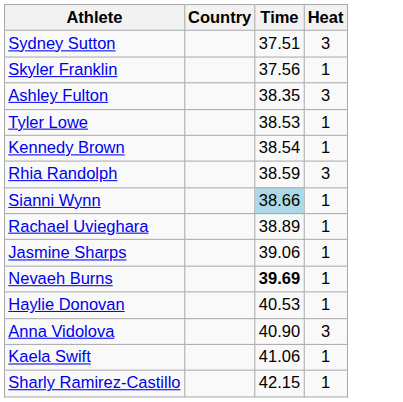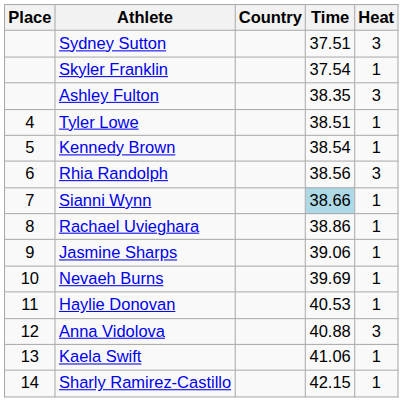+ column: (30, 17)
(279, 69) 37.56 -> (330, 69) 37.54
(279, 122) 38.53 -> (330, 122) 38.51
(279, 174) 38.59 -> (330, 174) 38.56
(279, 226) 38.89 -> (330, 226) 38.86
(279, 278) bold -> (330, 278) normal
(279, 331) 40.90 -> (330, 331) 40.88
